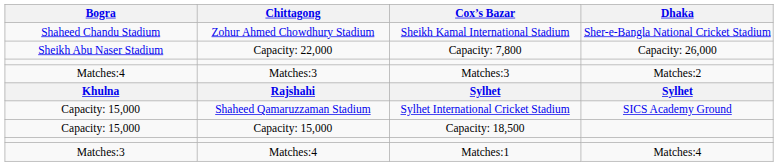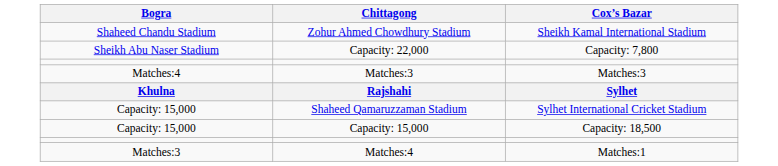- column: (677, 13)
